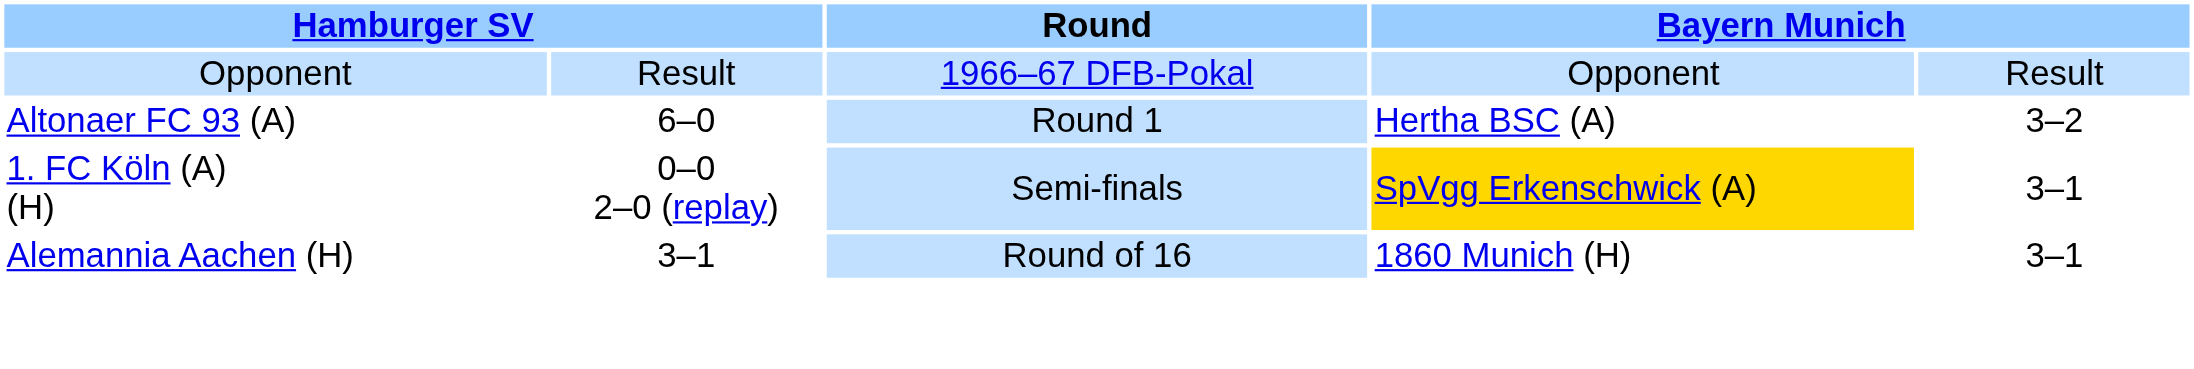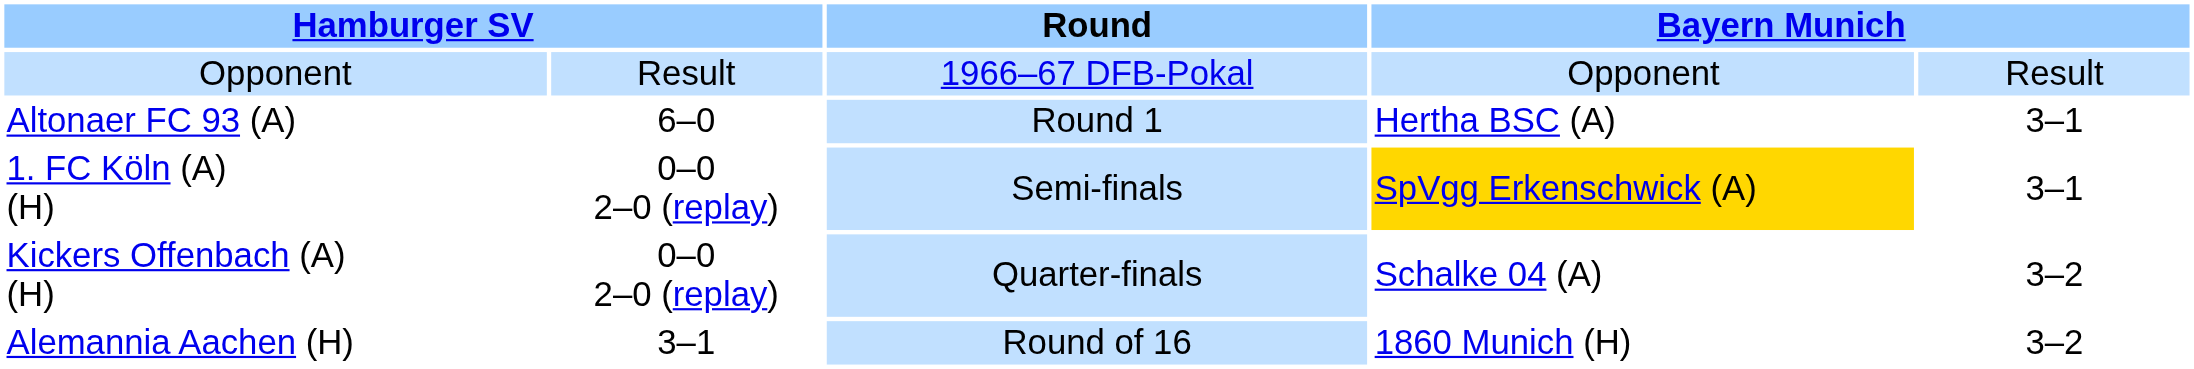(2054, 120) 3–2 -> (2054, 120) 3–1
+ row: (176, 275)
(2054, 255) 3–1 -> (2054, 342) 3–2
